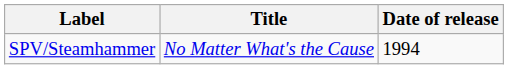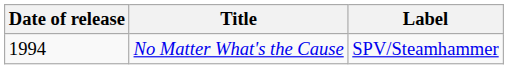columns swapped: (441, 19) <-> (82, 19)
